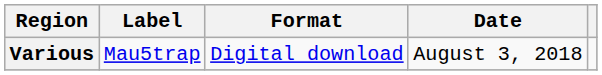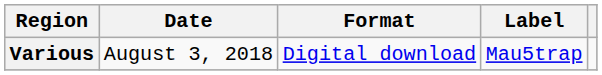columns swapped: (498, 21) <-> (152, 21)
